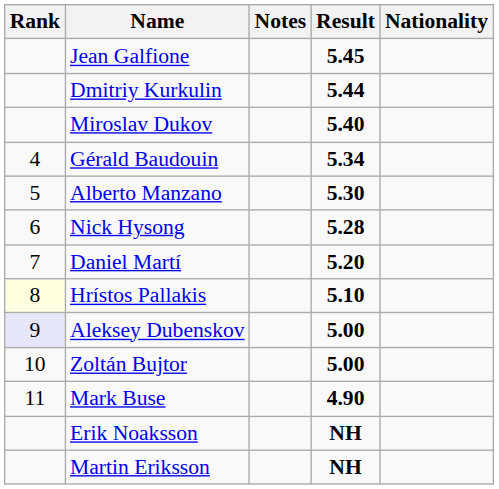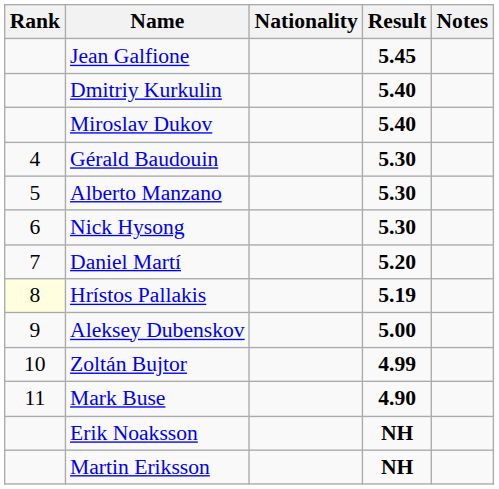columns swapped: (436, 21) <-> (280, 21)
(346, 90) 5.44 -> (397, 90) 5.40
(346, 158) 5.34 -> (397, 158) 5.30
(346, 227) 5.28 -> (397, 227) 5.30
(346, 295) 5.10 -> (397, 295) 5.19
(35, 329) lavender background -> (35, 329) no background
(346, 364) 5.00 -> (397, 364) 4.99
